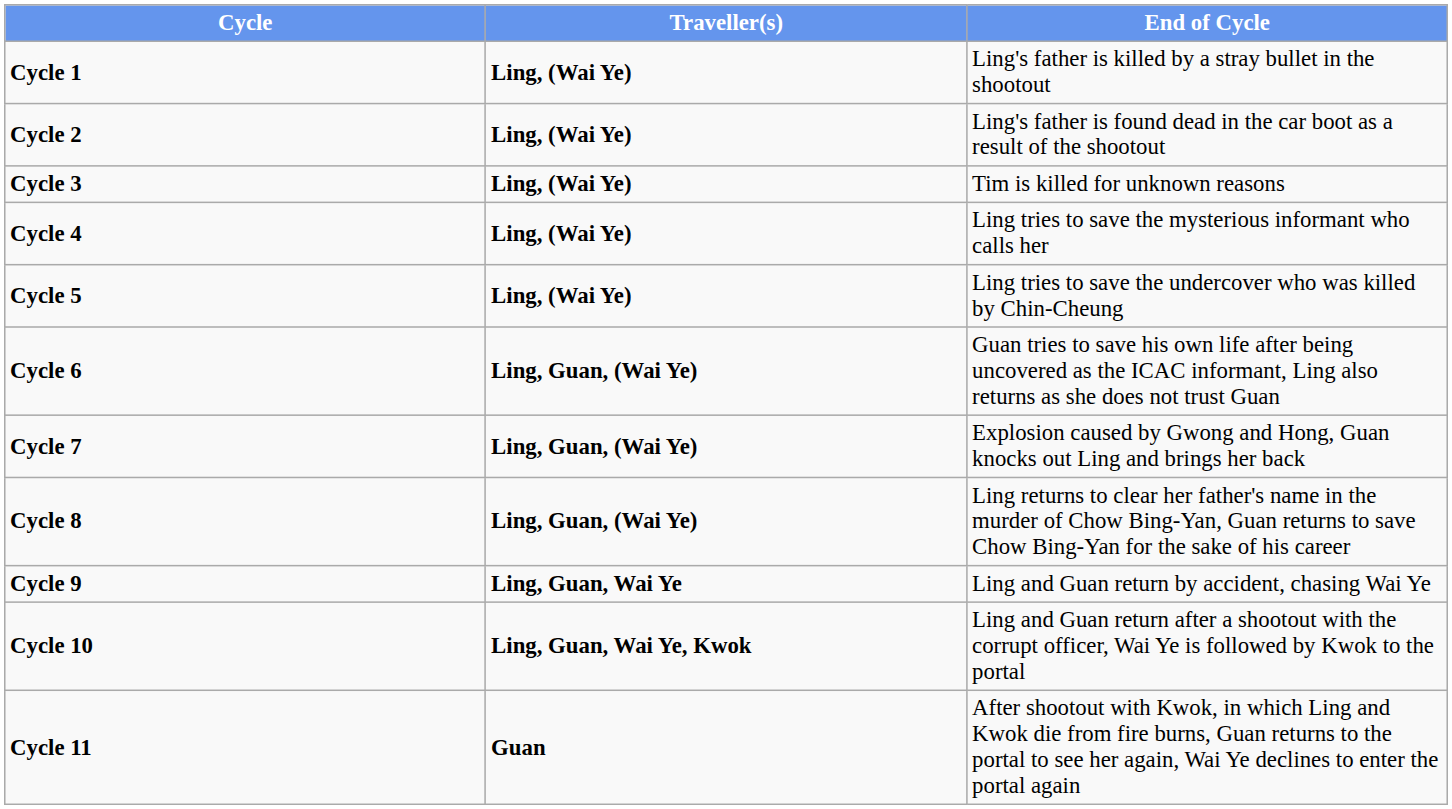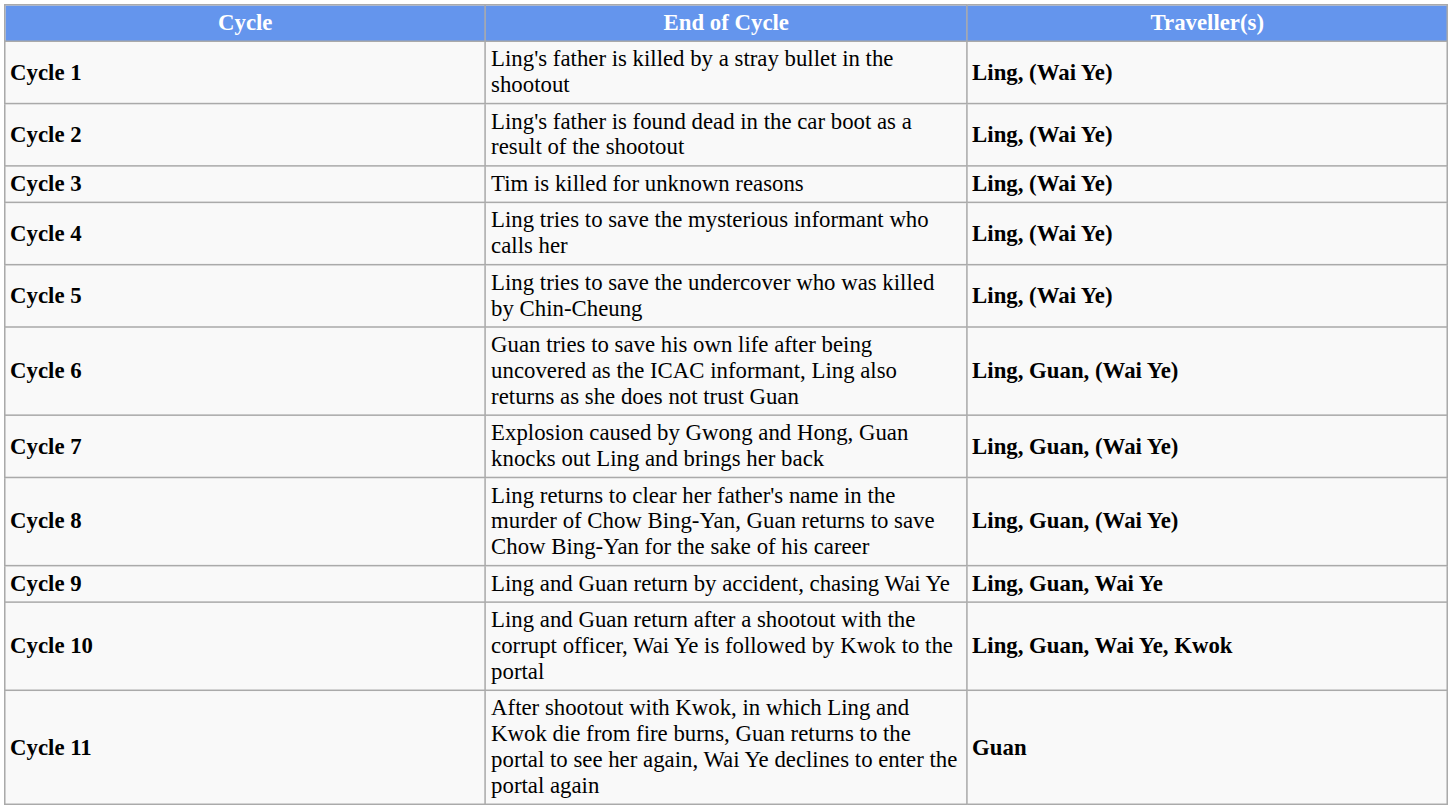columns swapped: (726, 22) <-> (1207, 22)
